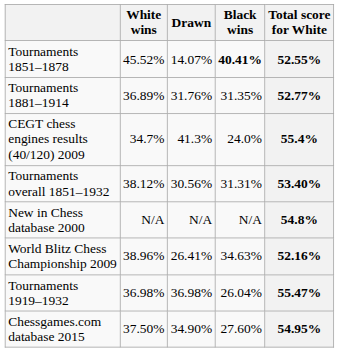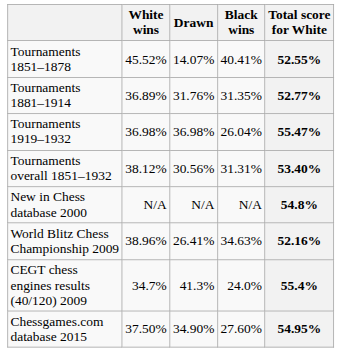(240, 59) bold -> (241, 59) normal
rows swapped: (43, 292) <-> (48, 139)
